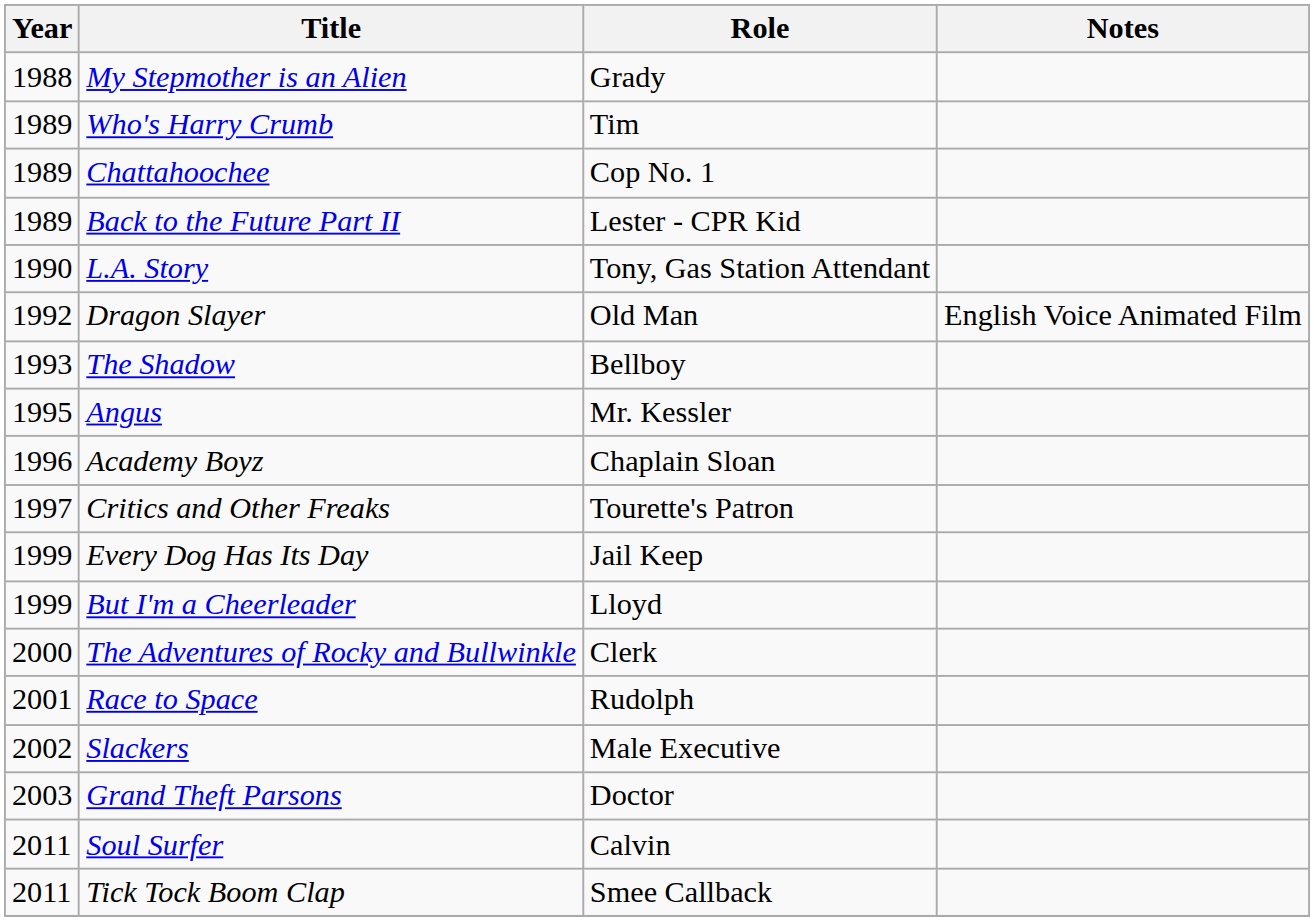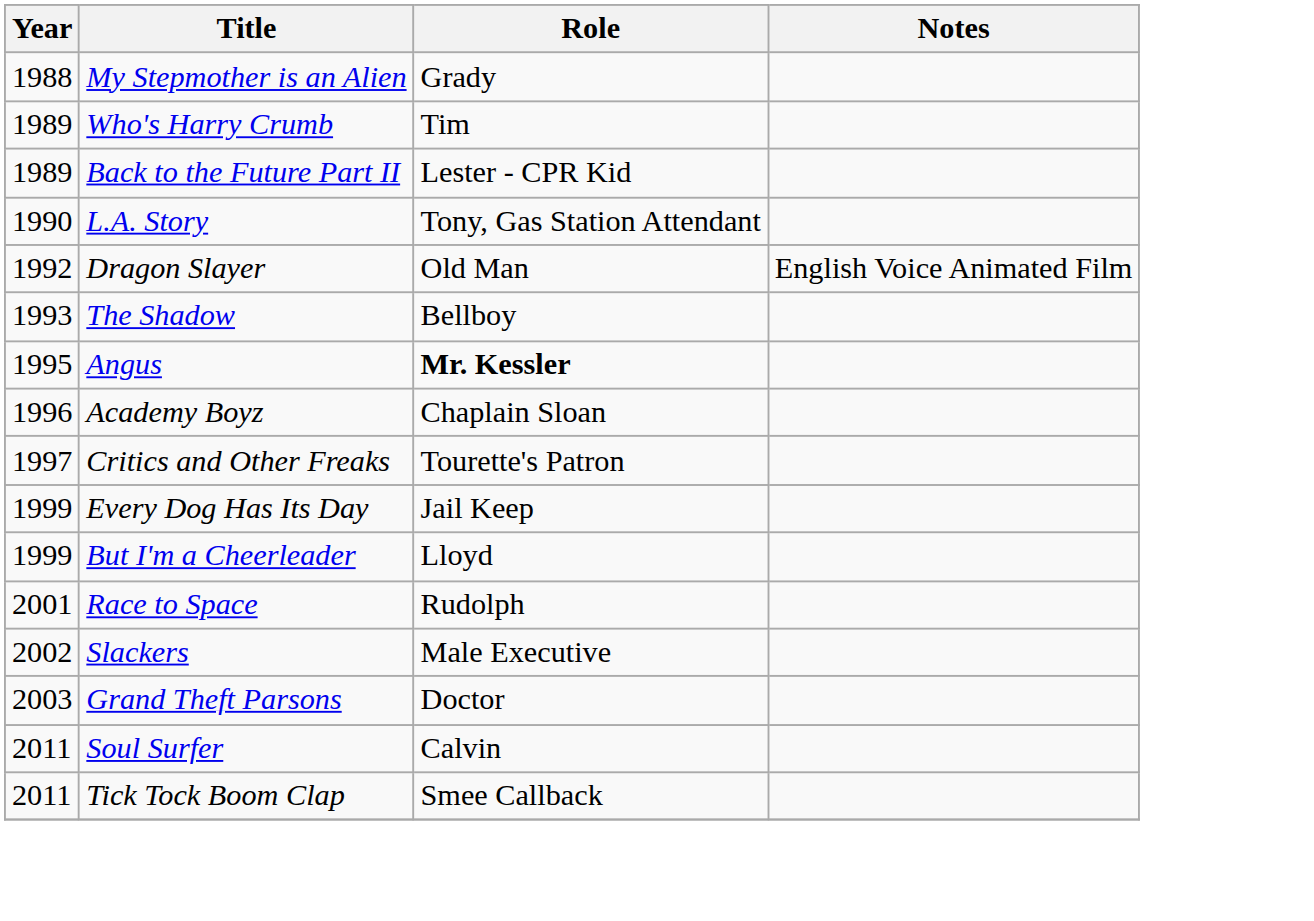- row: (178, 172)
(660, 412) normal -> (496, 364) bold
- row: (331, 651)
